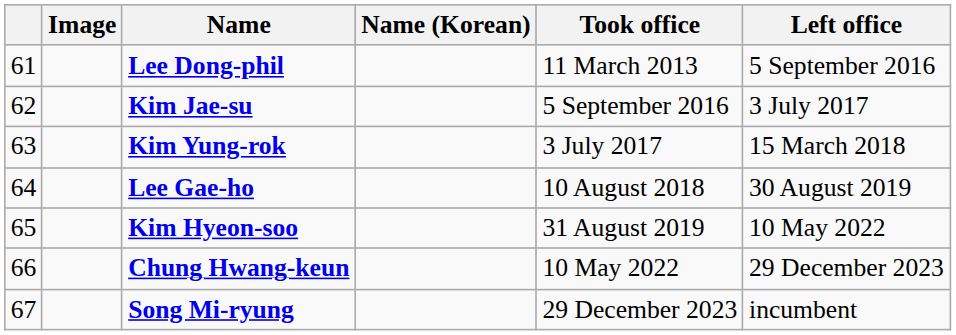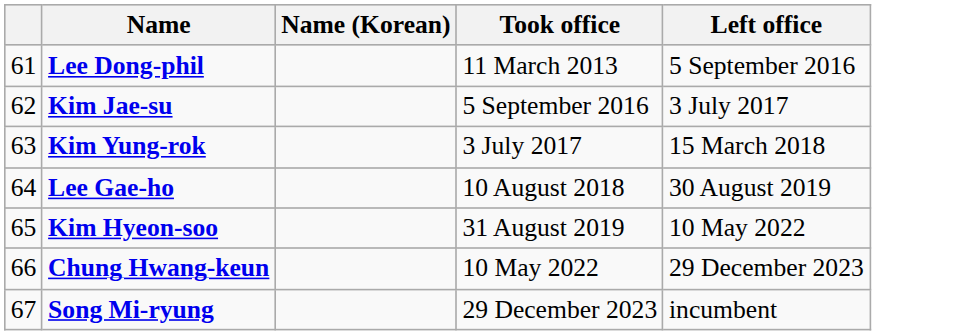- column: (82, 24)
